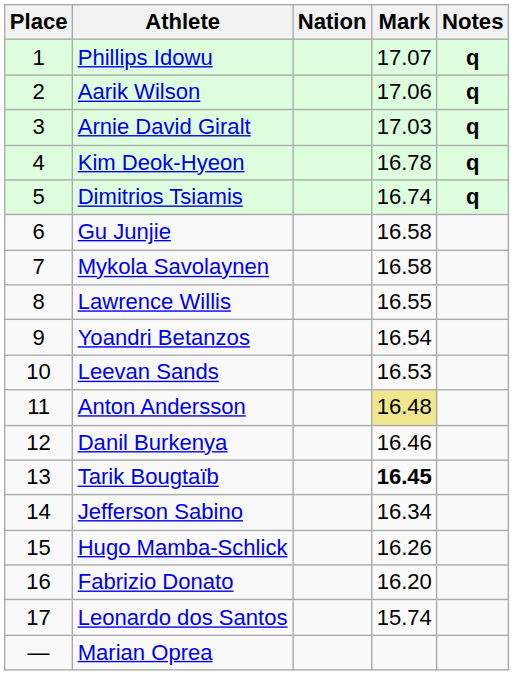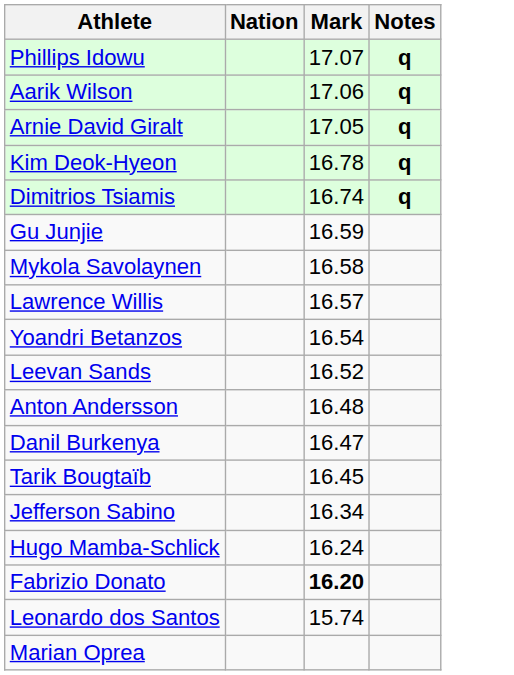- column: (39, 22)
(404, 127) 17.03 -> (336, 127) 17.05
(404, 232) 16.58 -> (336, 232) 16.59
(404, 302) 16.55 -> (336, 302) 16.57
(404, 372) 16.53 -> (336, 372) 16.52
(404, 407) khaki background -> (336, 407) no background
(404, 442) 16.46 -> (336, 442) 16.47
(404, 477) bold -> (336, 477) normal
(404, 547) 16.26 -> (336, 547) 16.24
(404, 582) normal -> (336, 582) bold
